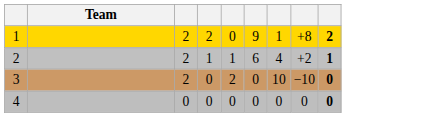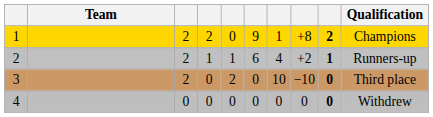+ column: (385, 15)
